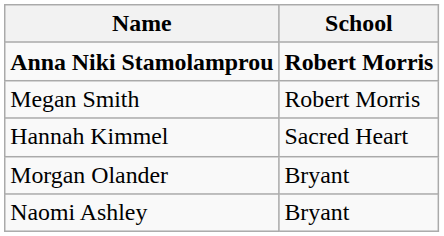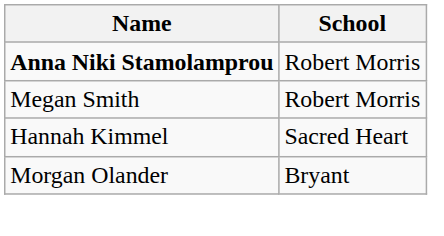(359, 61) bold -> (352, 61) normal
- row: (79, 212)
